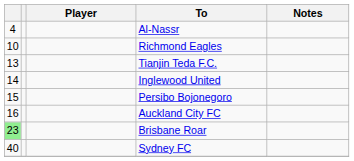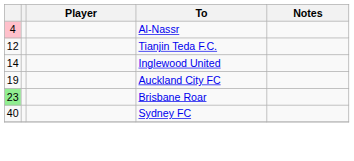(13, 30) no background -> (13, 30) pink background
- row: (180, 47)
(13, 63) 13 -> (13, 47) 12
- row: (185, 97)
(13, 114) 16 -> (13, 80) 19
